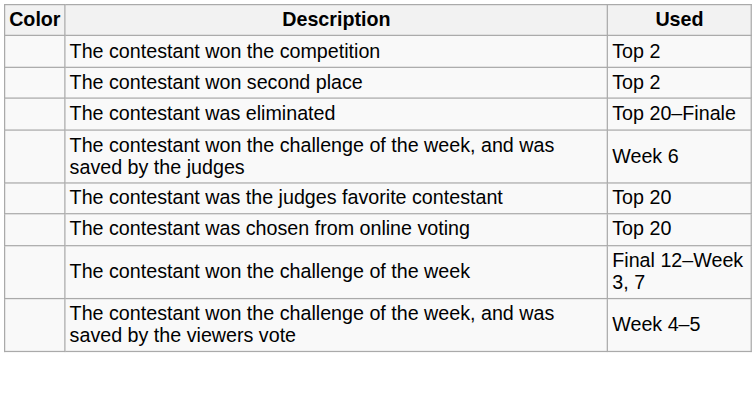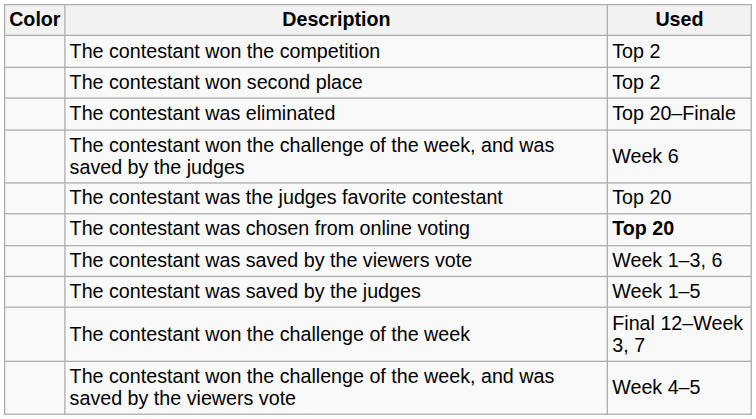(642, 229) normal -> (643, 229) bold
+ row: (271, 260)
+ row: (245, 291)
